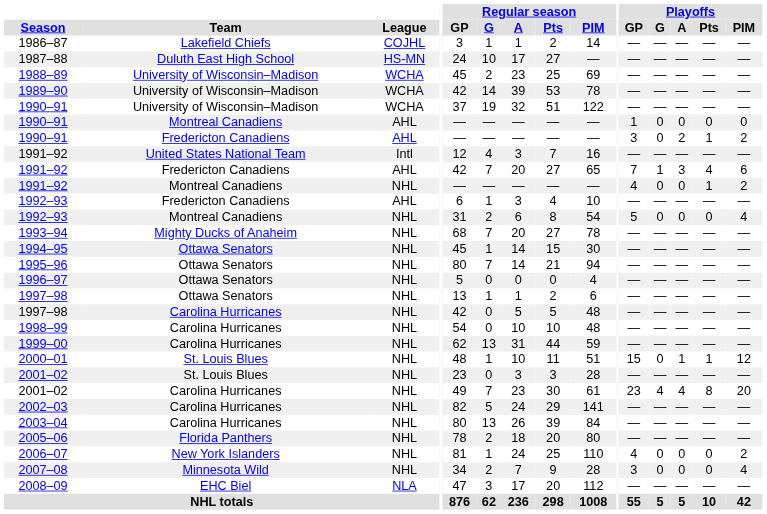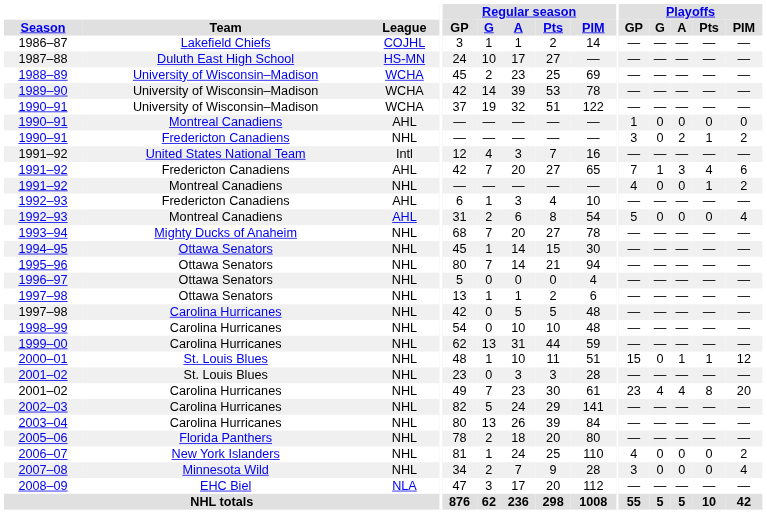(404, 138) AHL -> (404, 138) NHL
(404, 217) NHL -> (404, 217) AHL
